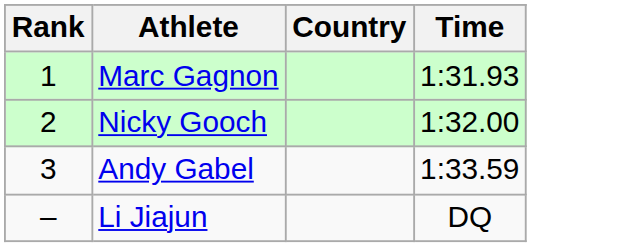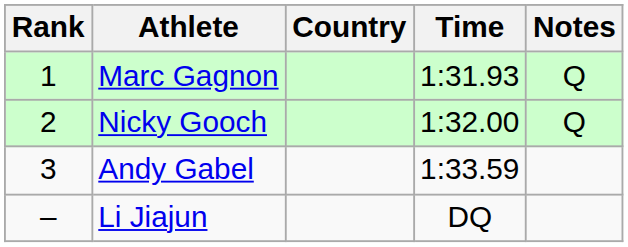+ column: (574, 28)
